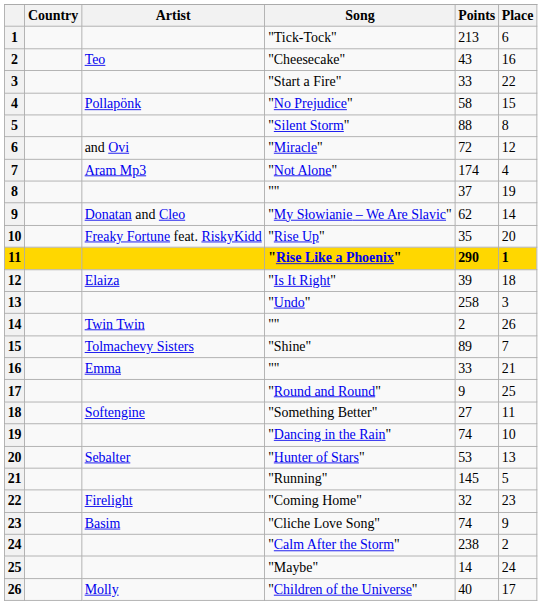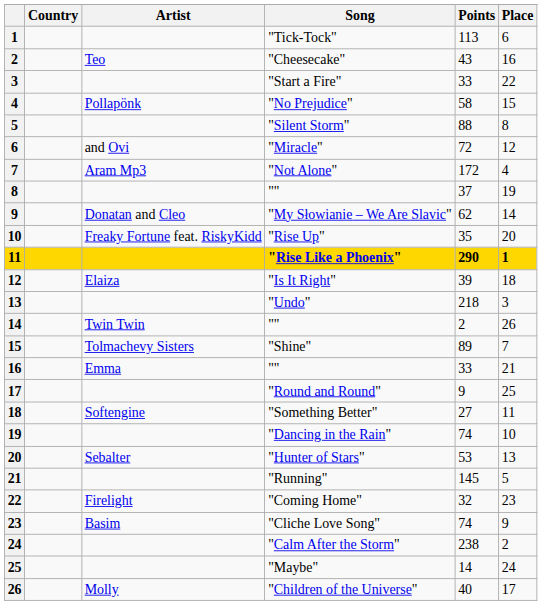(469, 37) 213 -> (468, 37) 113
(469, 170) 174 -> (469, 170) 172
(469, 302) 258 -> (469, 302) 218
